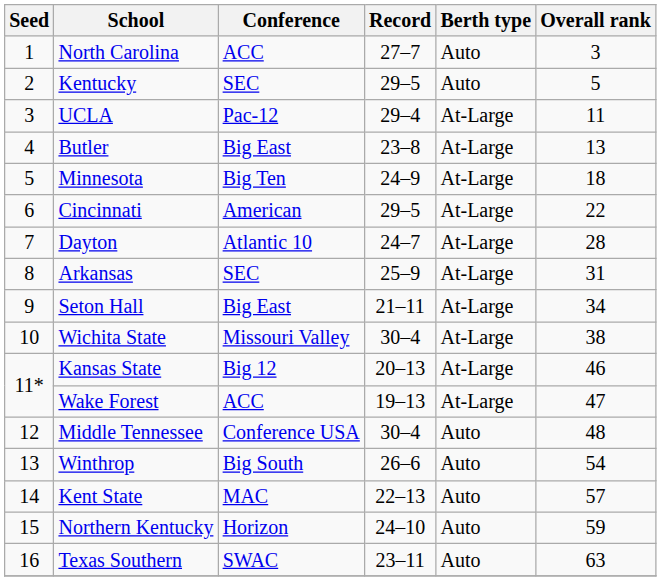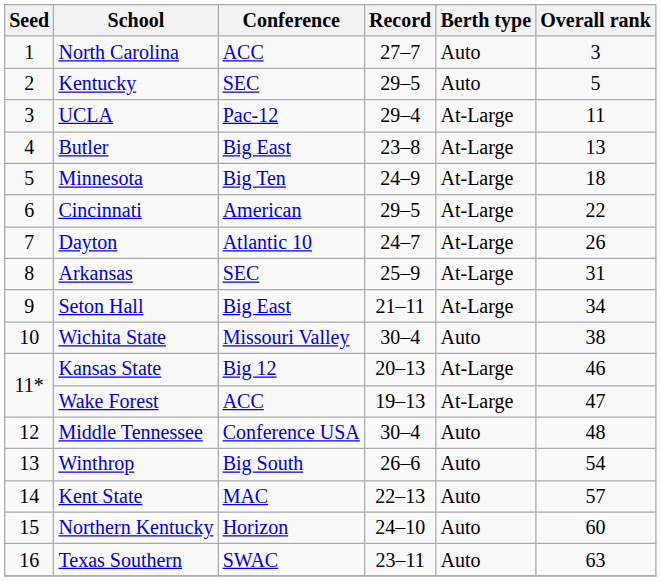(596, 242) 28 -> (596, 242) 26
(477, 337) At-Large -> (460, 337) Auto
(596, 527) 59 -> (596, 527) 60
